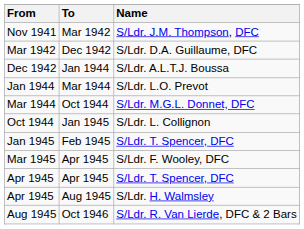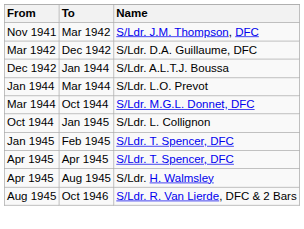- row: (31, 159)
